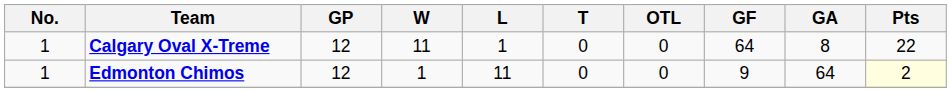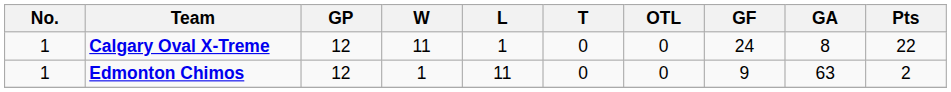(744, 45) 64 -> (744, 45) 24
(825, 73) 64 -> (825, 73) 63
(906, 73) lightyellow background -> (906, 73) no background
